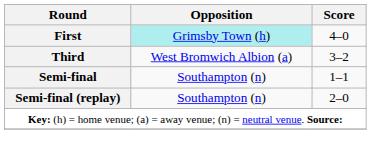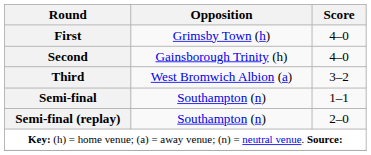(221, 35) paleturquoise background -> (221, 35) no background
+ row: (68, 56)
